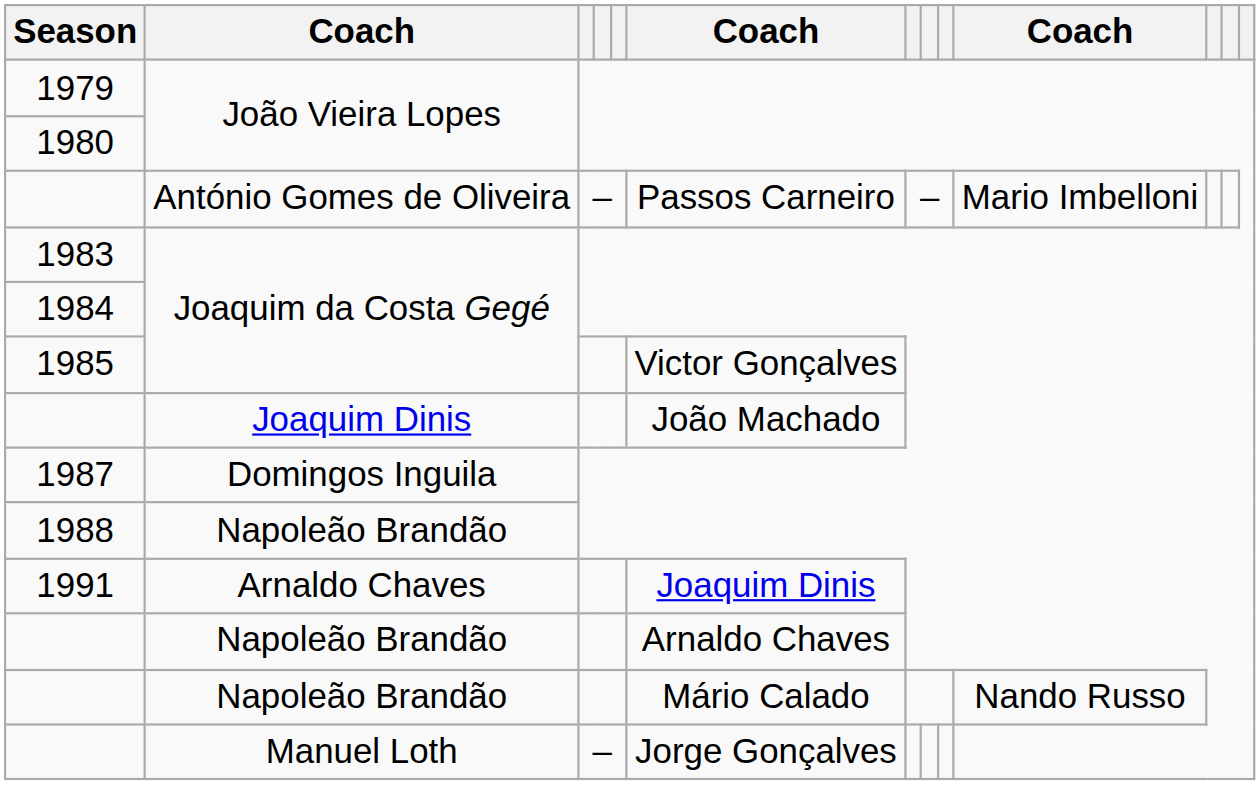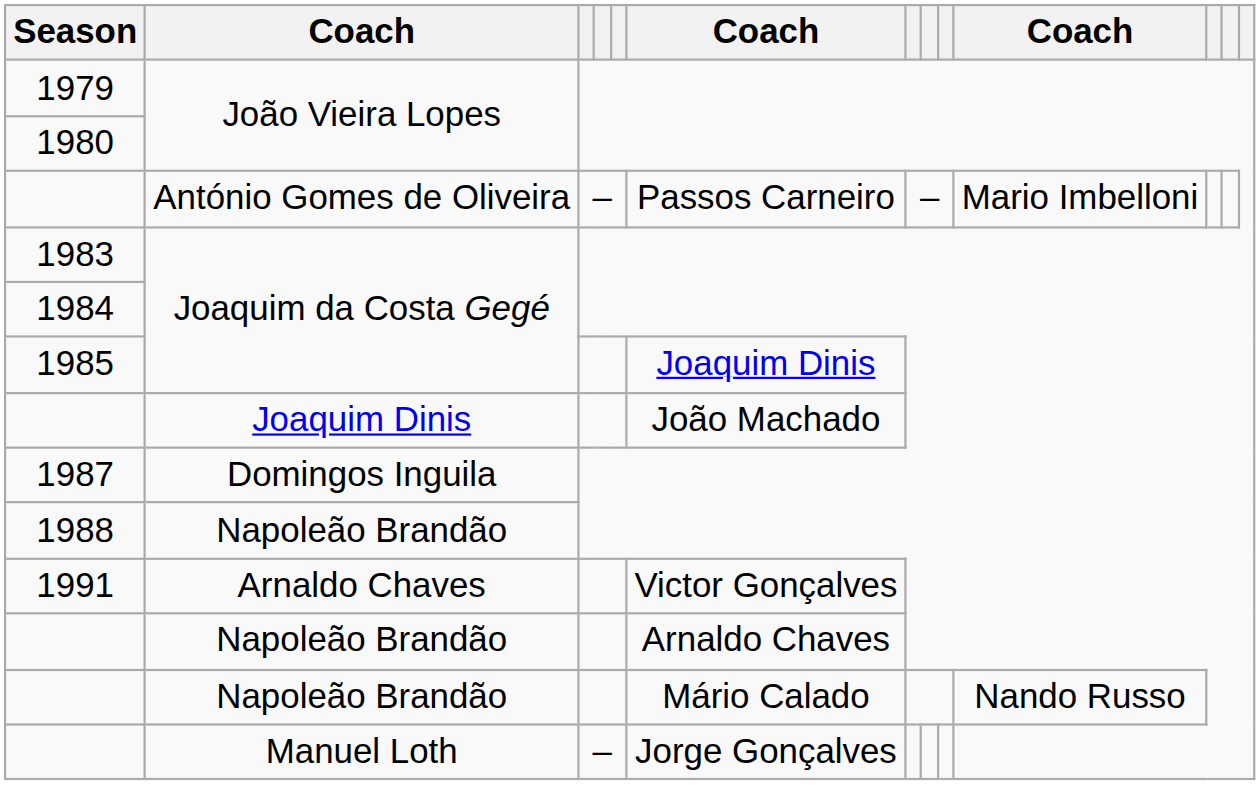(766, 364) Victor Gonçalves -> (766, 364) Joaquim Dinis
(766, 585) Joaquim Dinis -> (766, 585) Victor Gonçalves
